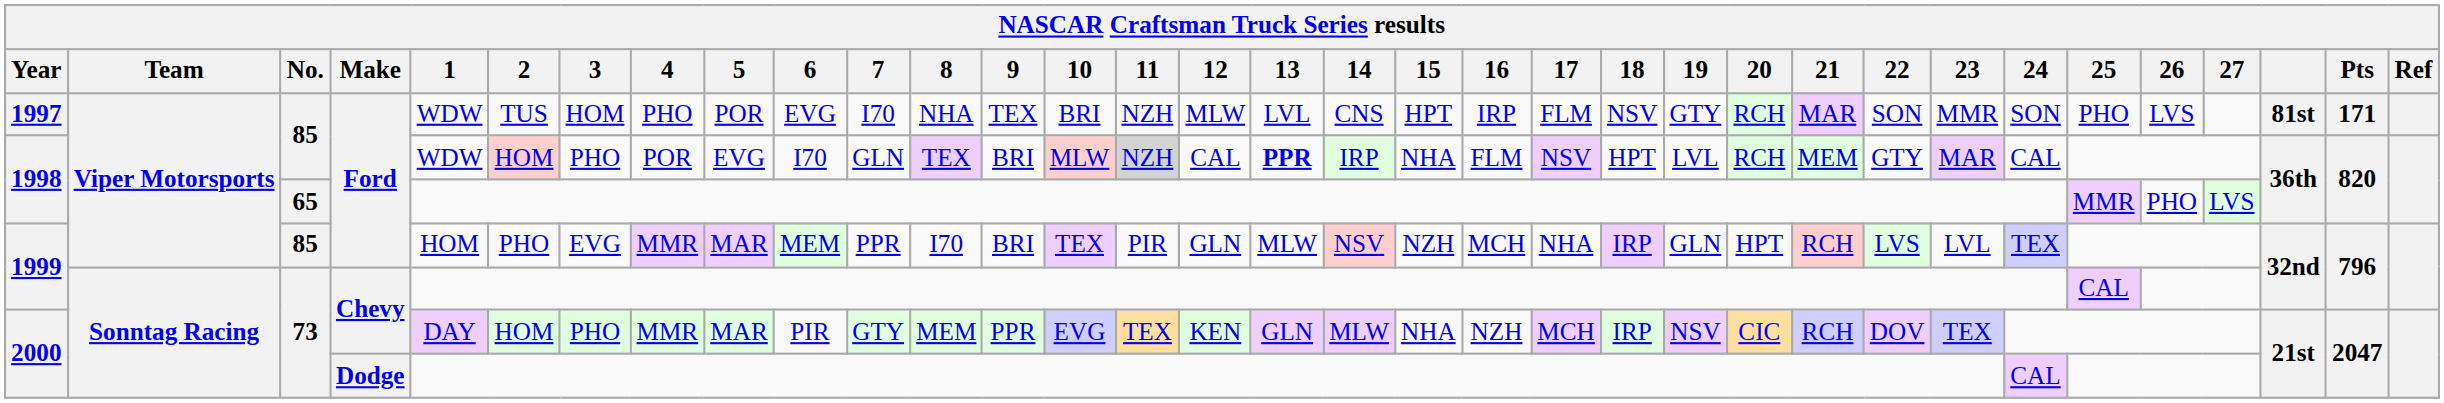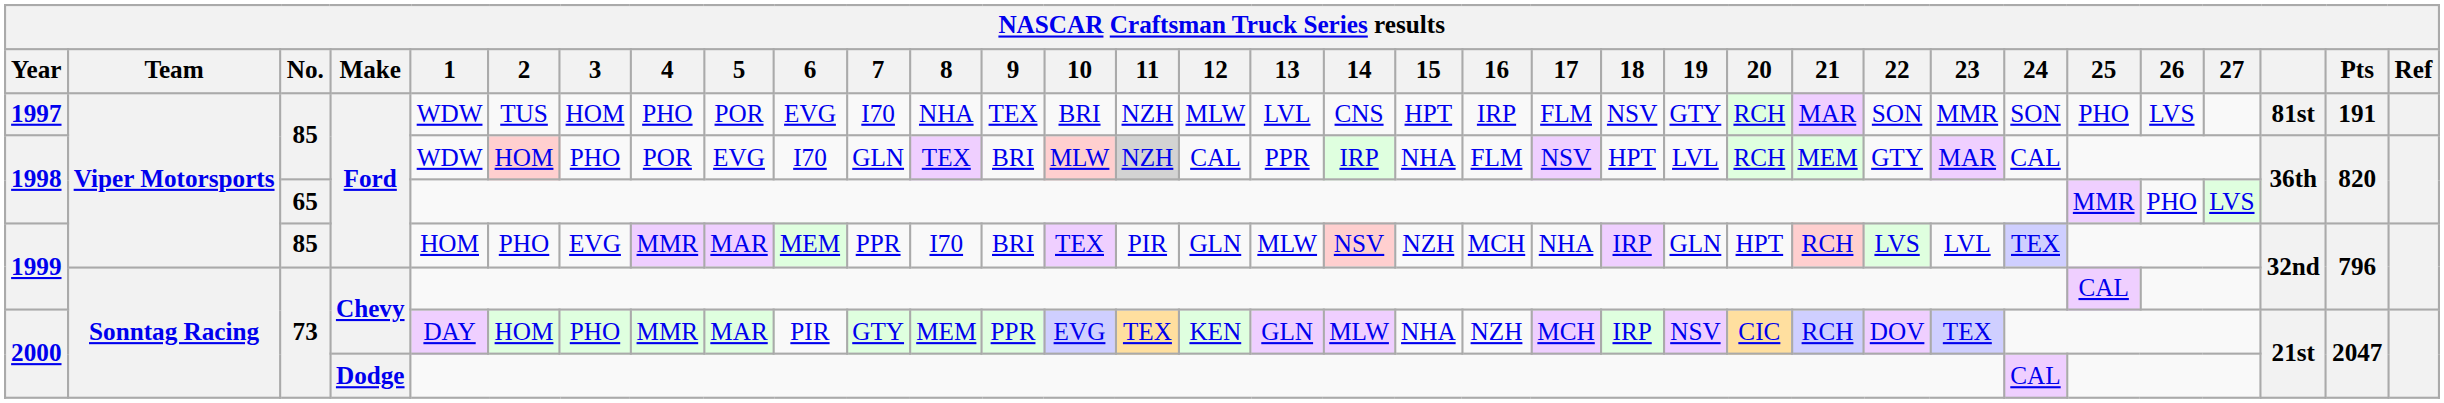(2357, 113) 171 -> (2357, 113) 191
(1287, 157) bold -> (1287, 157) normal
